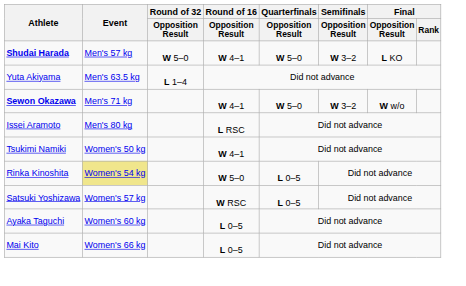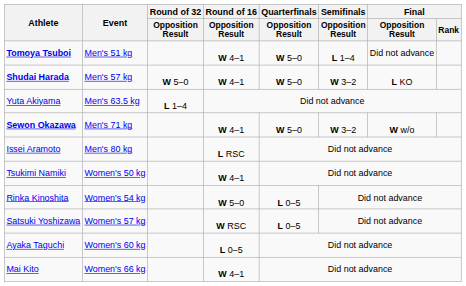+ row: (39, 53)
(115, 174) khaki background -> (115, 198) no background
(231, 251) L 0–5 -> (231, 275) W 4–1
